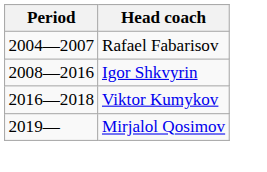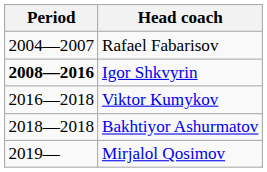(51, 72) normal -> (51, 72) bold
+ row: (180, 126)
